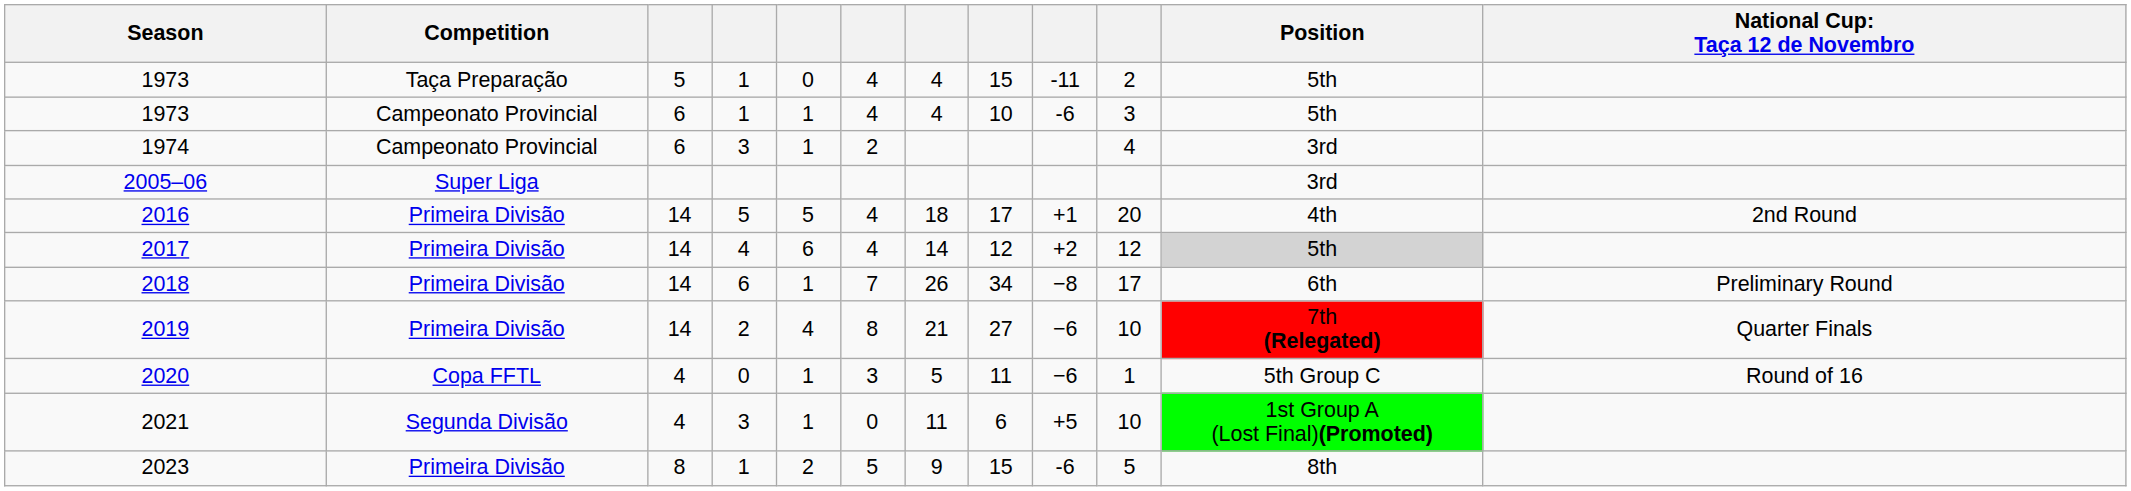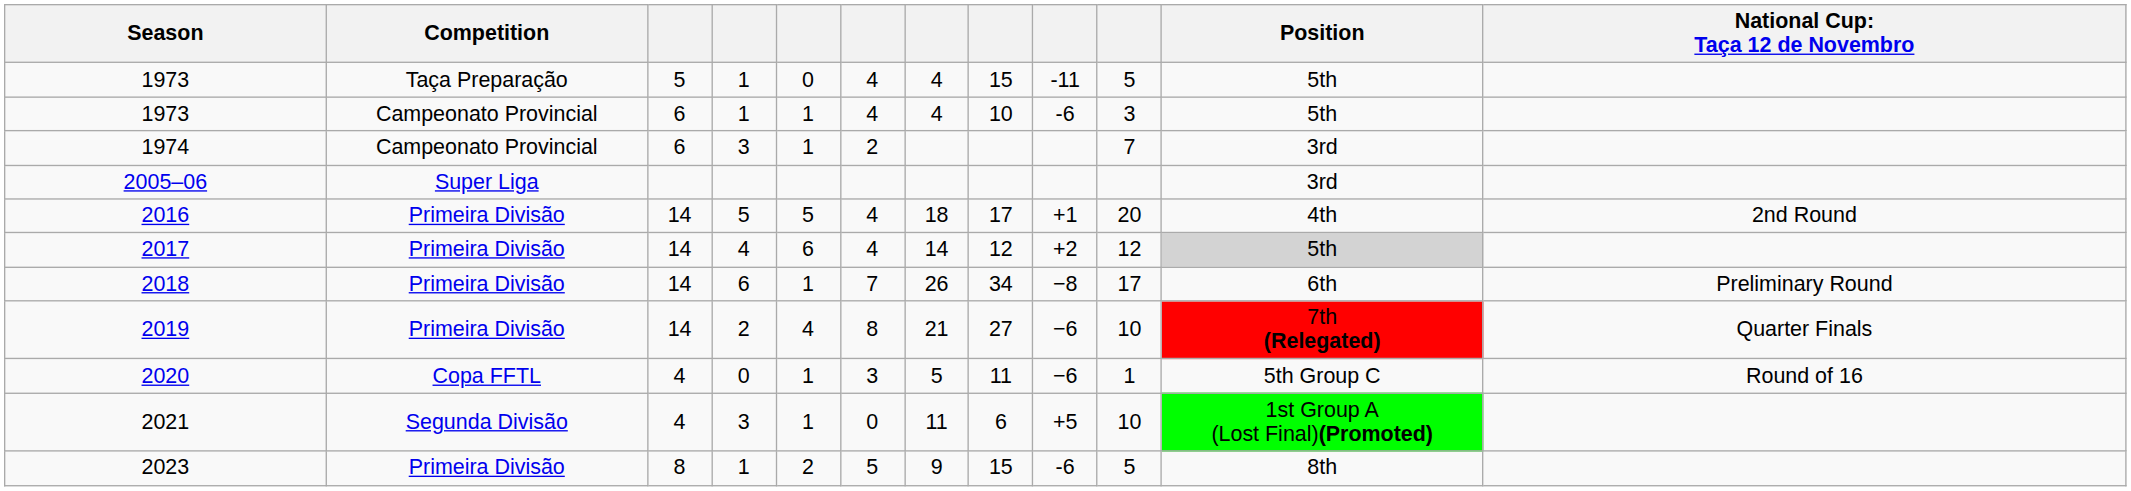(1129, 79) 2 -> (1129, 79) 5
(1129, 147) 4 -> (1129, 147) 7
